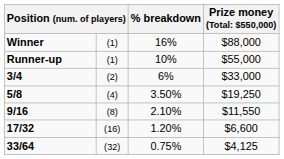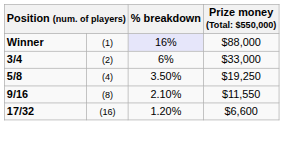(166, 42) no background -> (166, 42) lavender background
- row: (34, 59)
- row: (20, 146)
